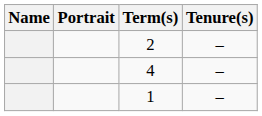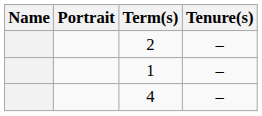rows swapped: (150, 96) <-> (150, 70)
